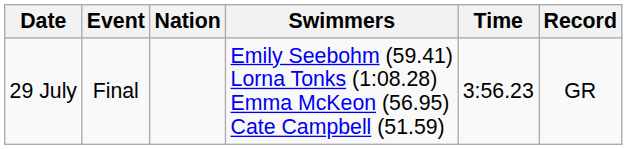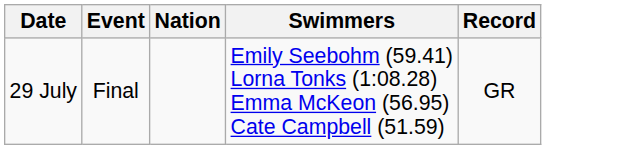- column: (498, 21)
